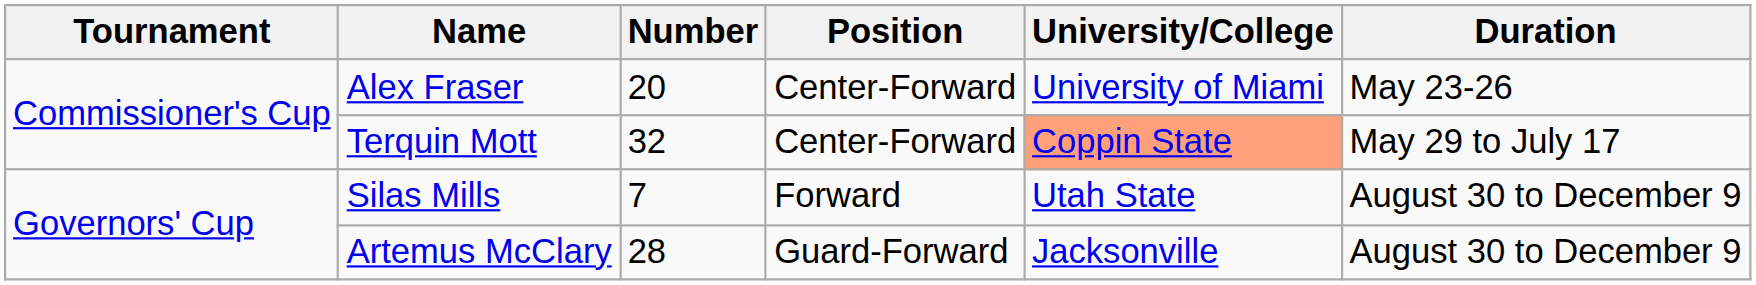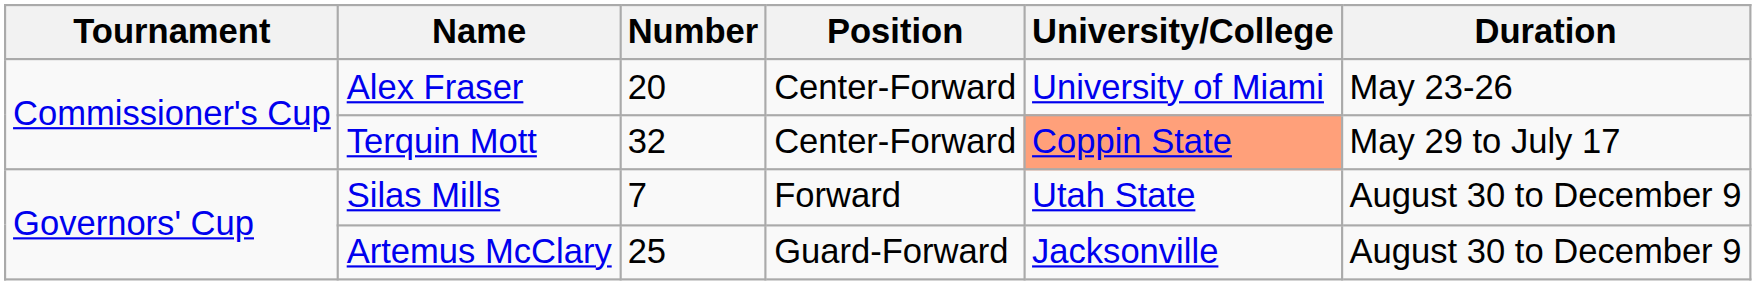(647, 251) 28 -> (647, 251) 25
